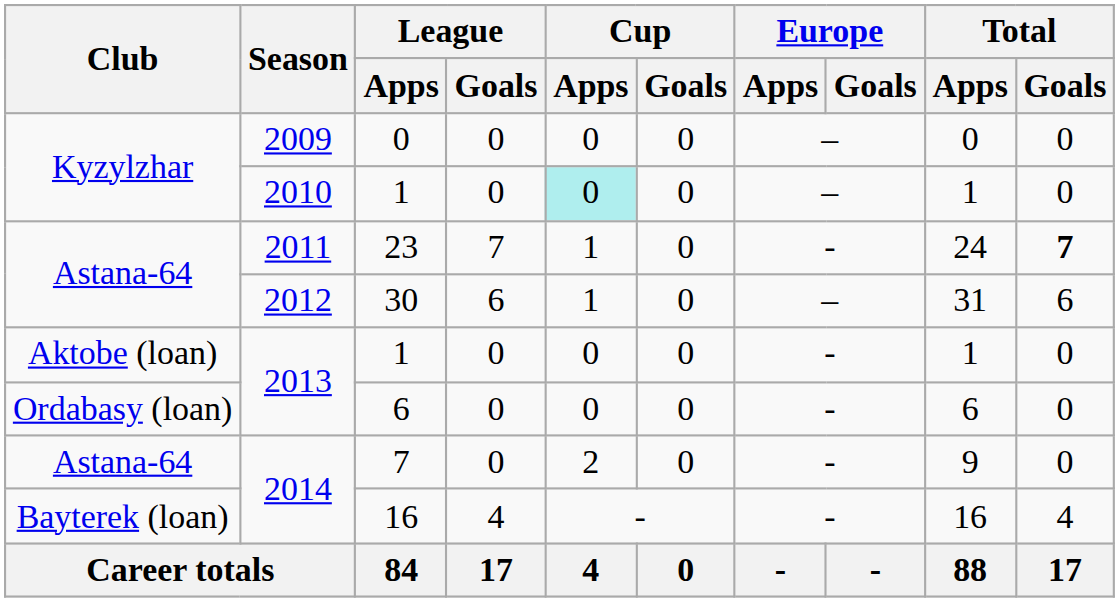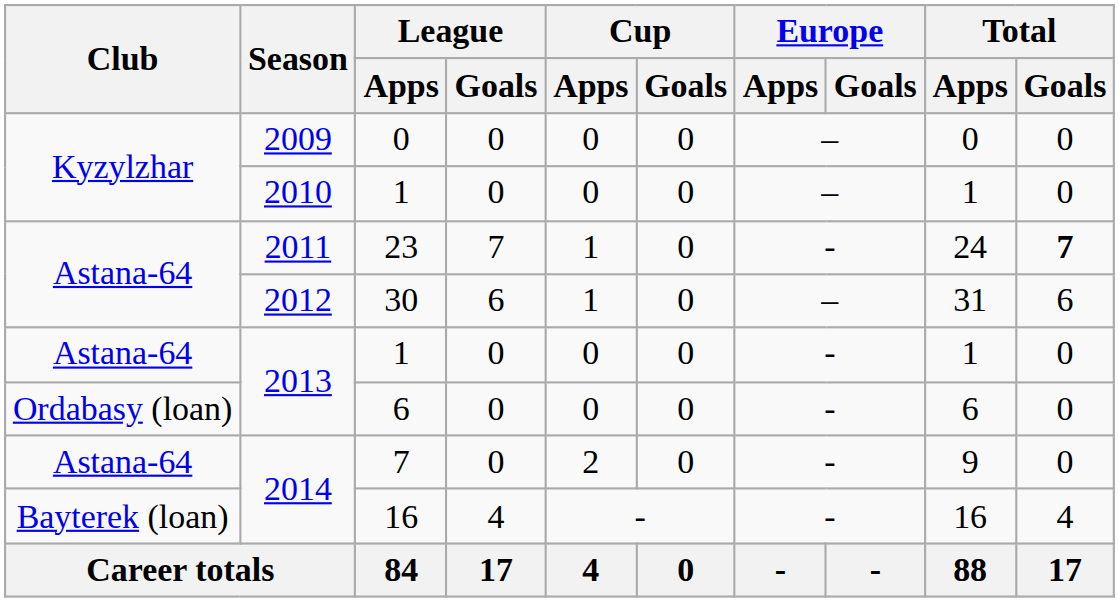(591, 192) paleturquoise background -> (591, 192) no background
(123, 354) Aktobe (loan) -> (123, 354) Astana-64
